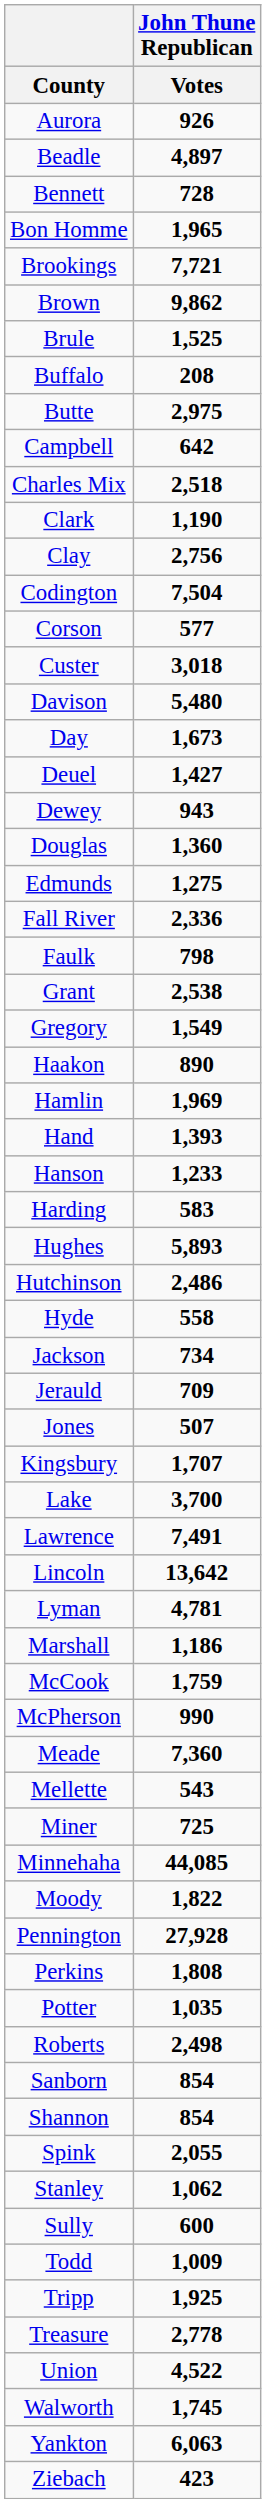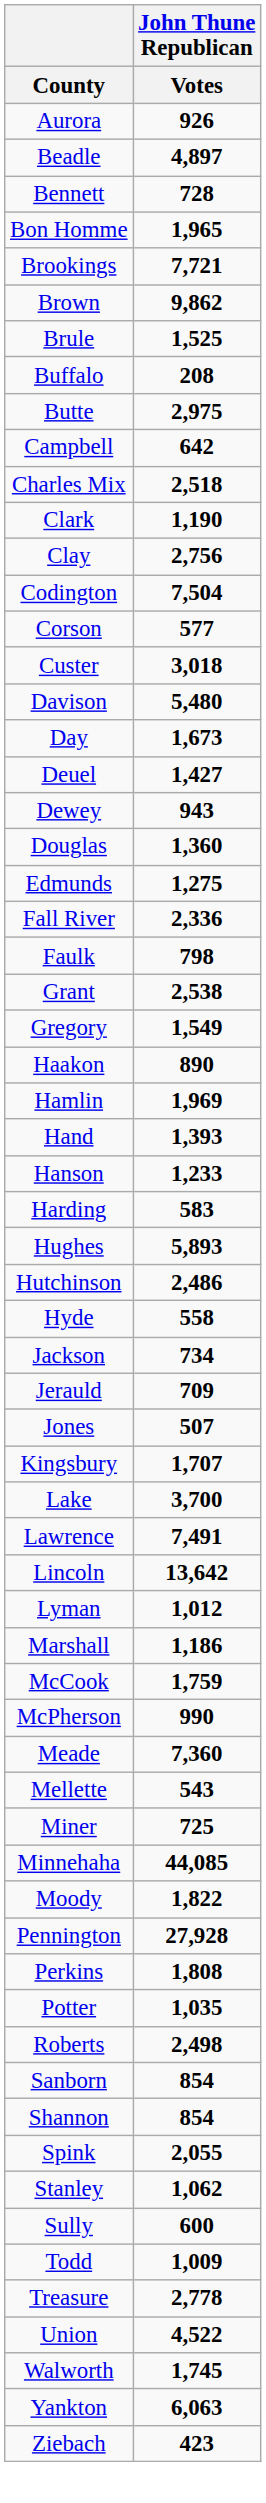(197, 1608) 4,781 -> (197, 1608) 1,012
- row: (69, 2298)
